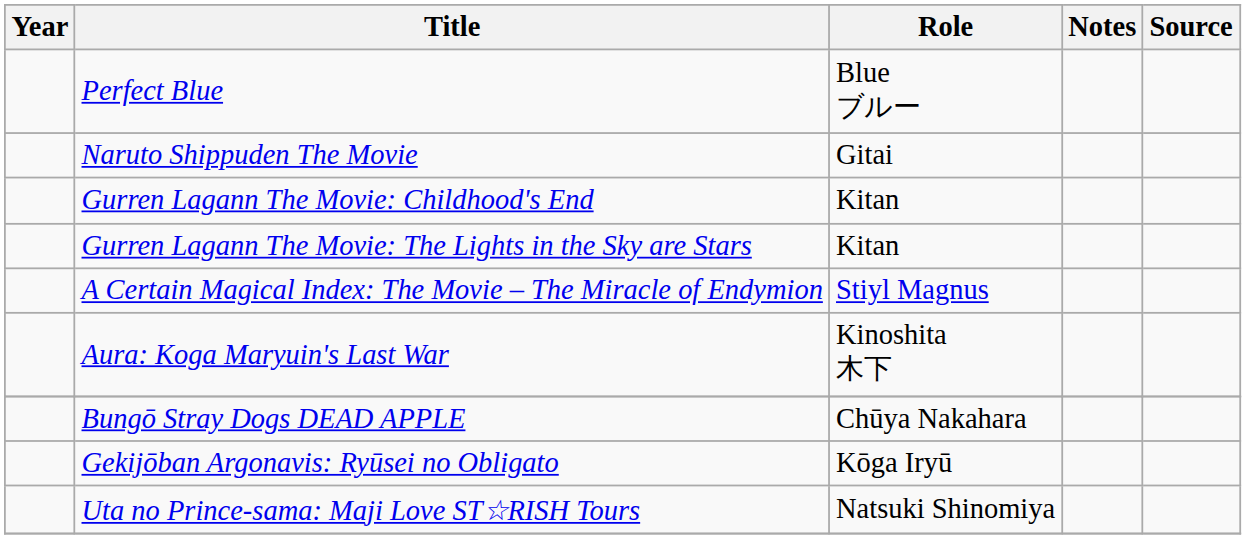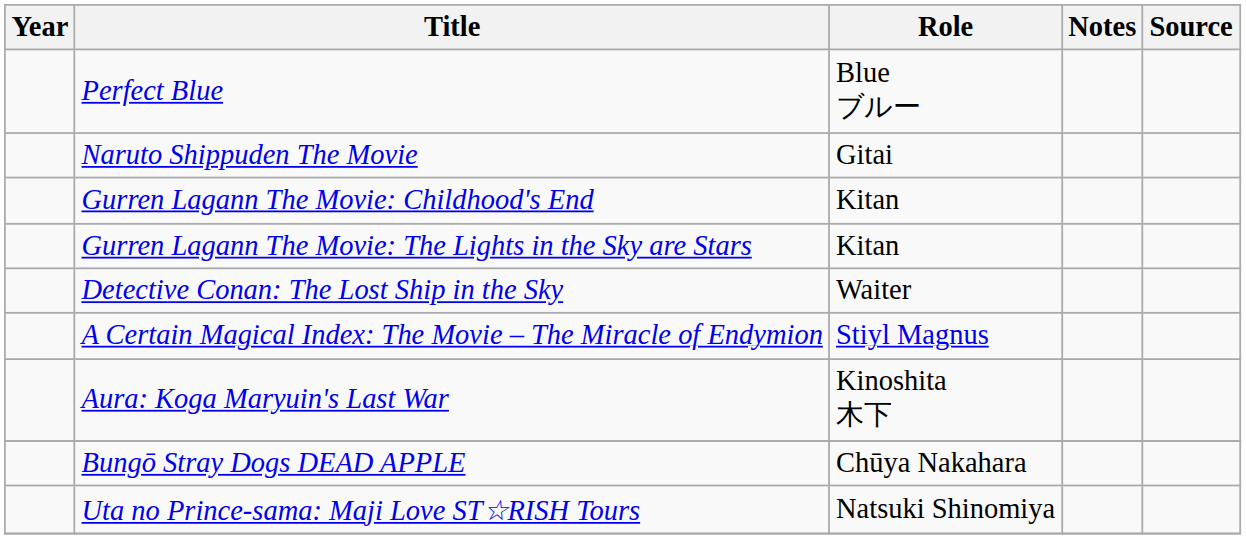+ row: (322, 290)
- row: (320, 463)
